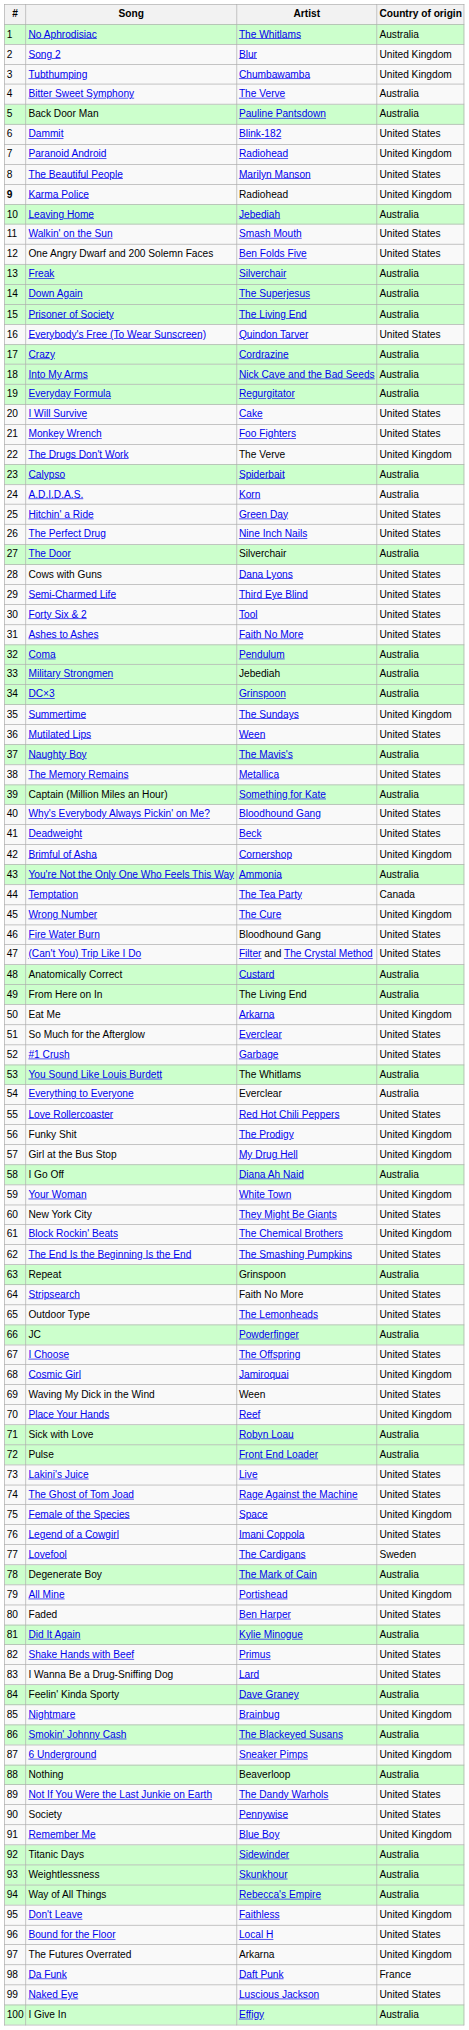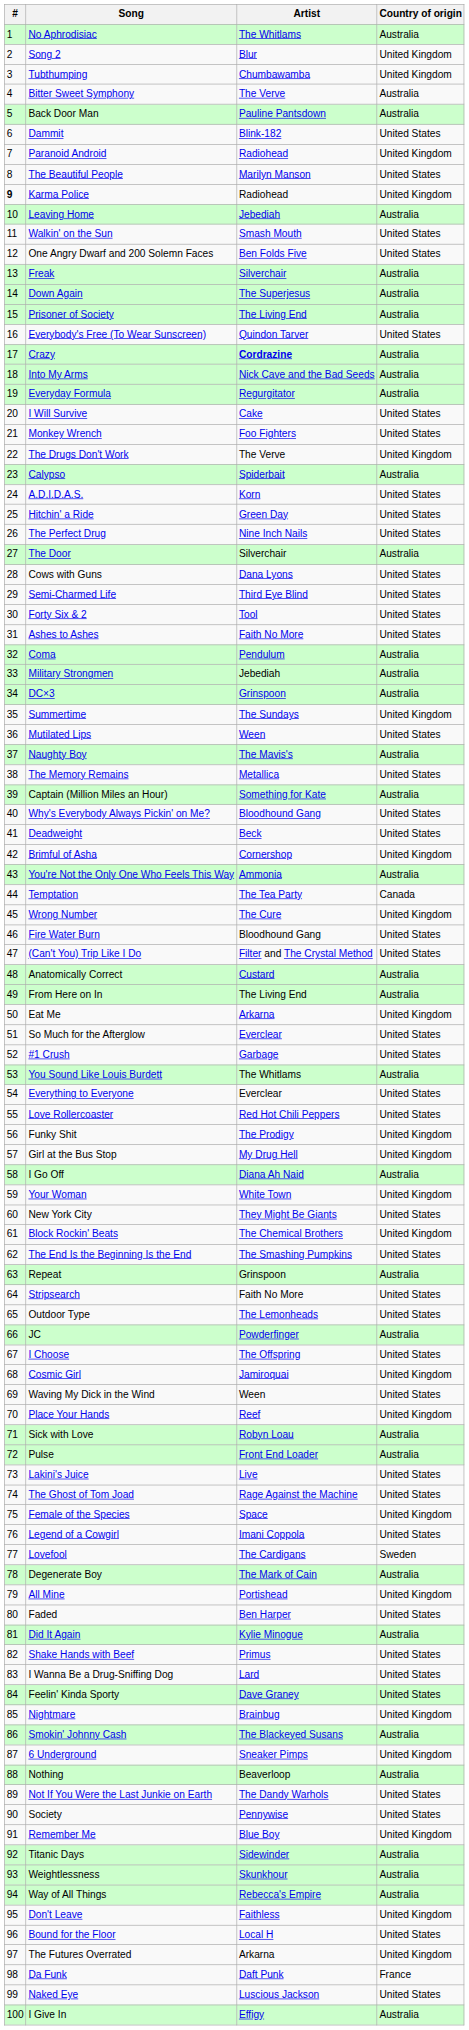(264, 354) normal -> (265, 354) bold
(399, 494) Australia -> (410, 494) United States
(399, 1094) Australia -> (410, 1094) United States
(399, 1694) Australia -> (410, 1694) United States
